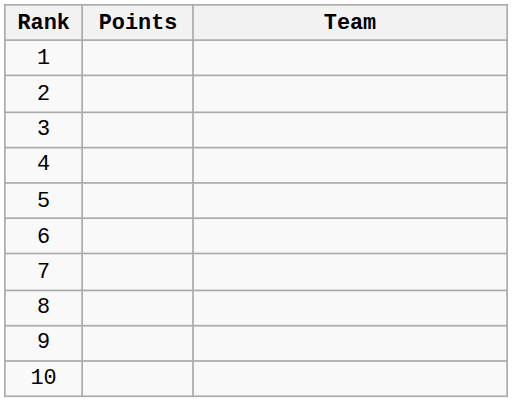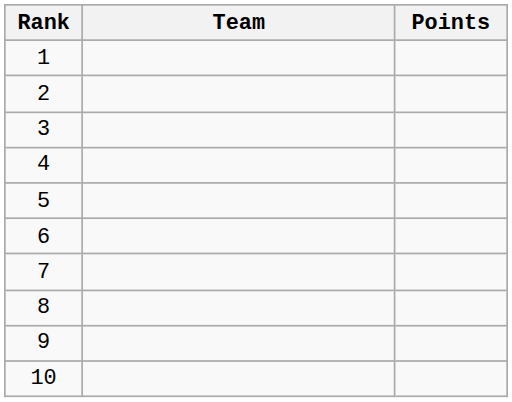columns swapped: (350, 23) <-> (138, 23)
